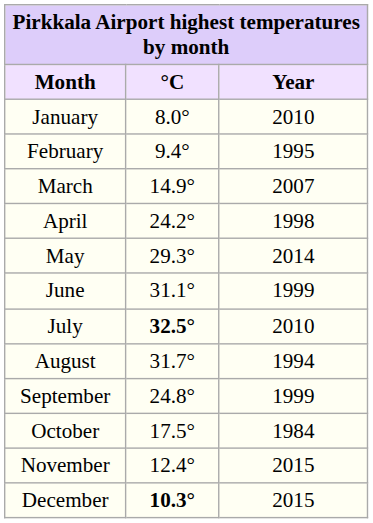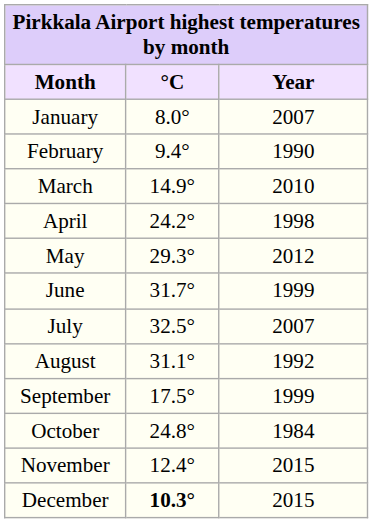(293, 116) 2010 -> (293, 116) 2007
(293, 151) 1995 -> (293, 151) 1990
(293, 186) 2007 -> (293, 186) 2010
(293, 256) 2014 -> (293, 256) 2012
(172, 290) 31.1° -> (172, 290) 31.7°
(172, 325) bold -> (172, 325) normal
(293, 325) 2010 -> (293, 325) 2007
(172, 360) 31.7° -> (172, 360) 31.1°
(293, 360) 1994 -> (293, 360) 1992
(172, 395) 24.8° -> (172, 395) 17.5°
(172, 430) 17.5° -> (172, 430) 24.8°
